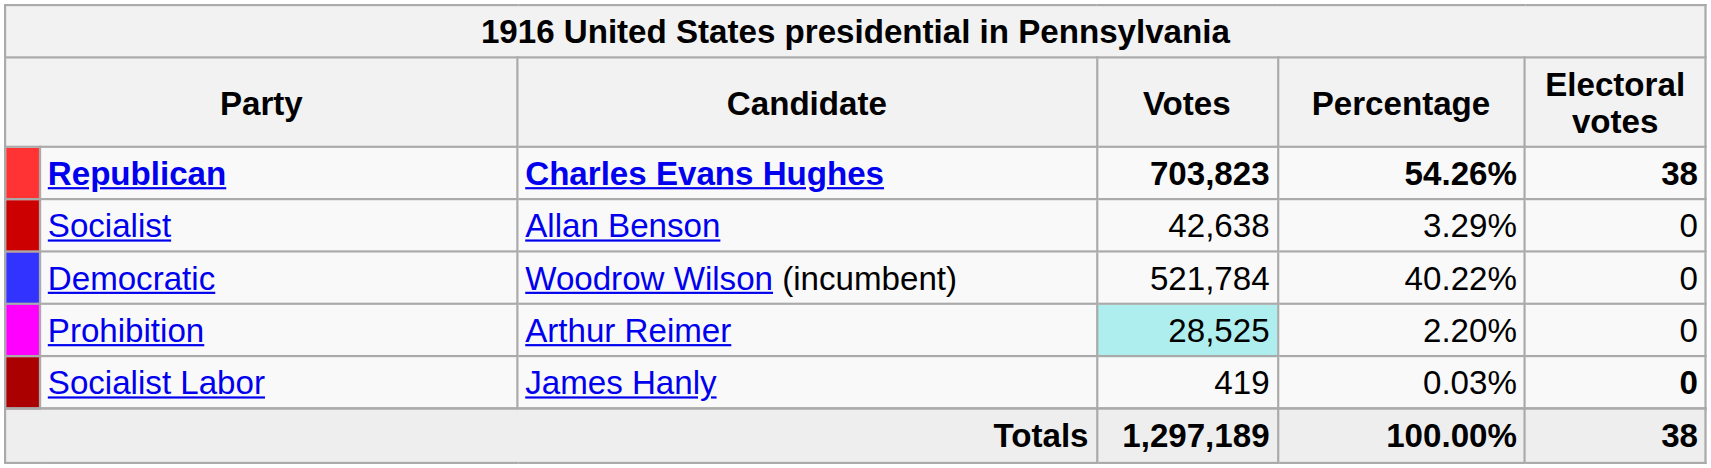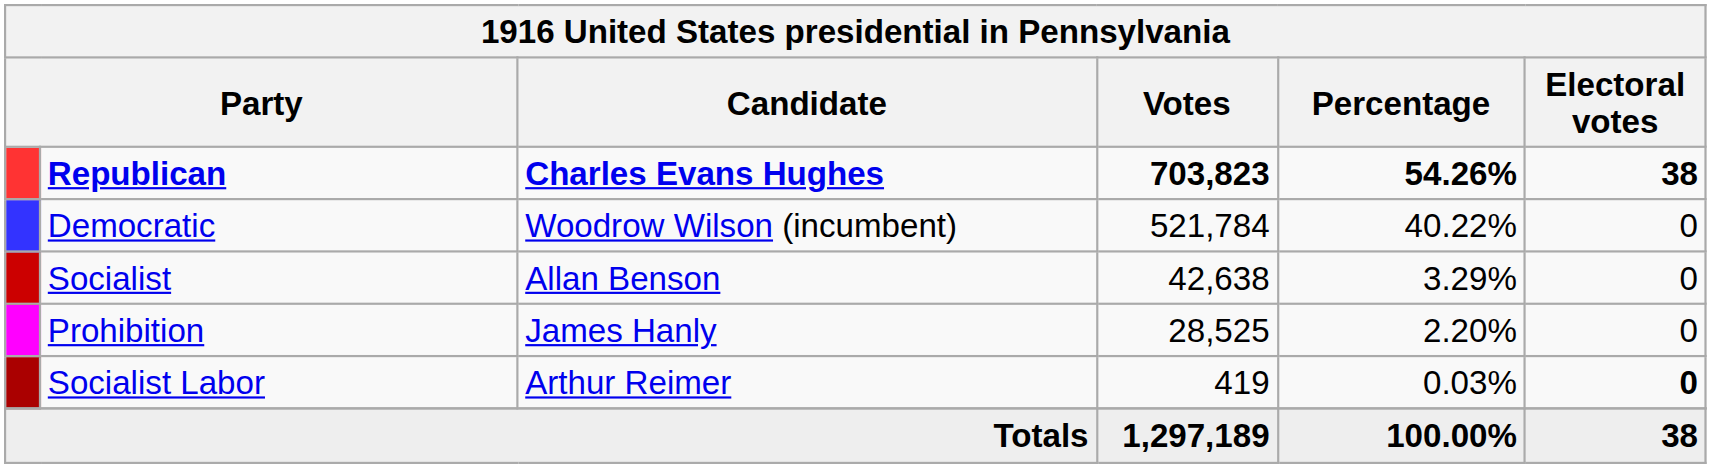rows swapped: (132, 278) <-> (109, 226)
(628, 331) Arthur Reimer -> (621, 331) James Hanly
(1219, 331) paleturquoise background -> (1219, 331) no background
(621, 383) James Hanly -> (628, 383) Arthur Reimer
